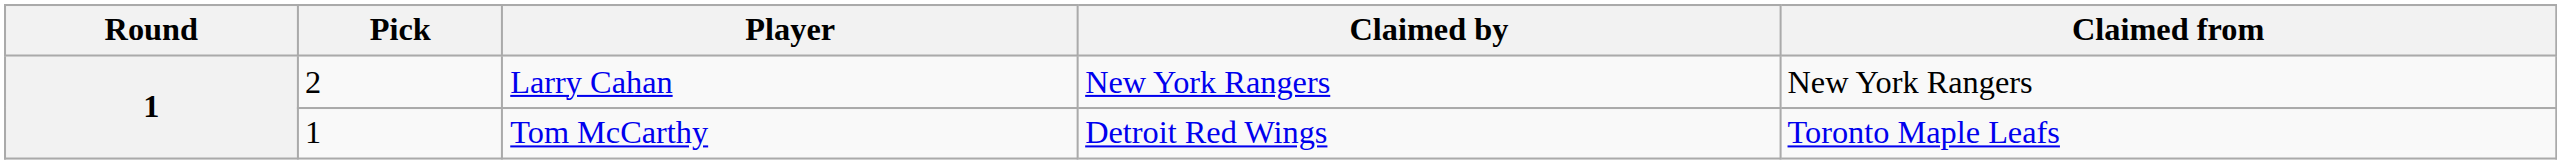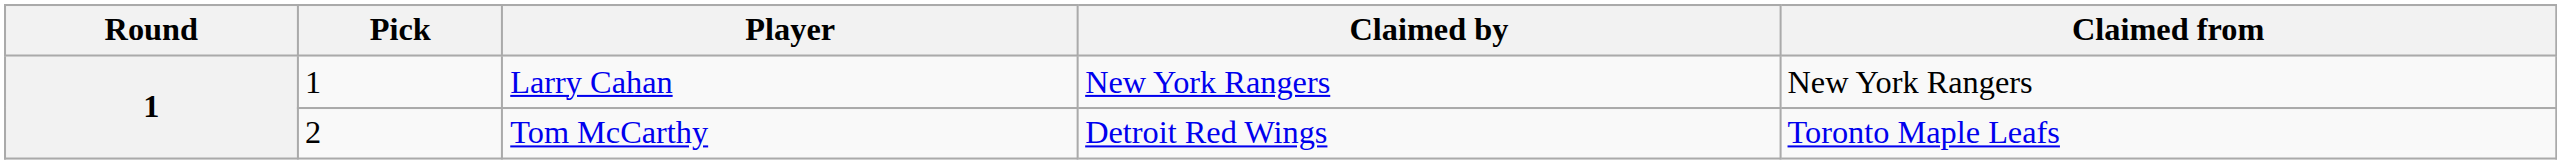(313, 81) 2 -> (313, 81) 1
(313, 132) 1 -> (313, 132) 2
